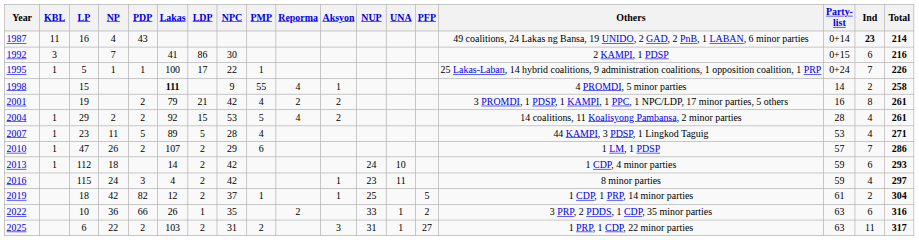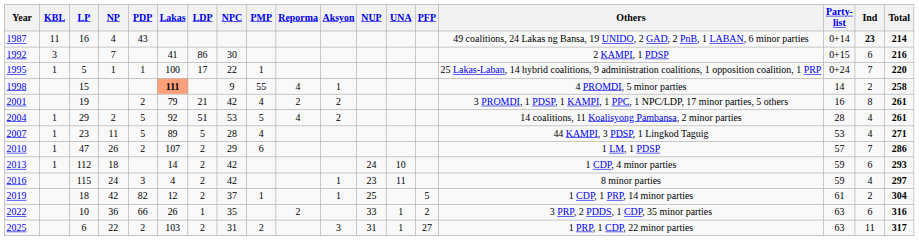(899, 70) 226 -> (899, 70) 220
(173, 86) no background -> (173, 86) lightsalmon background
(143, 117) 2 -> (143, 117) 5
(203, 117) 15 -> (203, 117) 51
